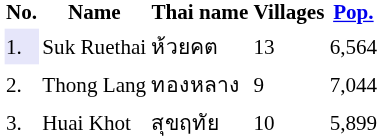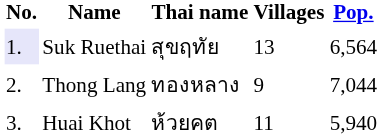(184, 47) ห้วยคต -> (185, 47) สุขฤทัย
(185, 123) สุขฤทัย -> (184, 123) ห้วยคต
(264, 122) 10 -> (264, 122) 11
(353, 122) 5,899 -> (353, 122) 5,940
